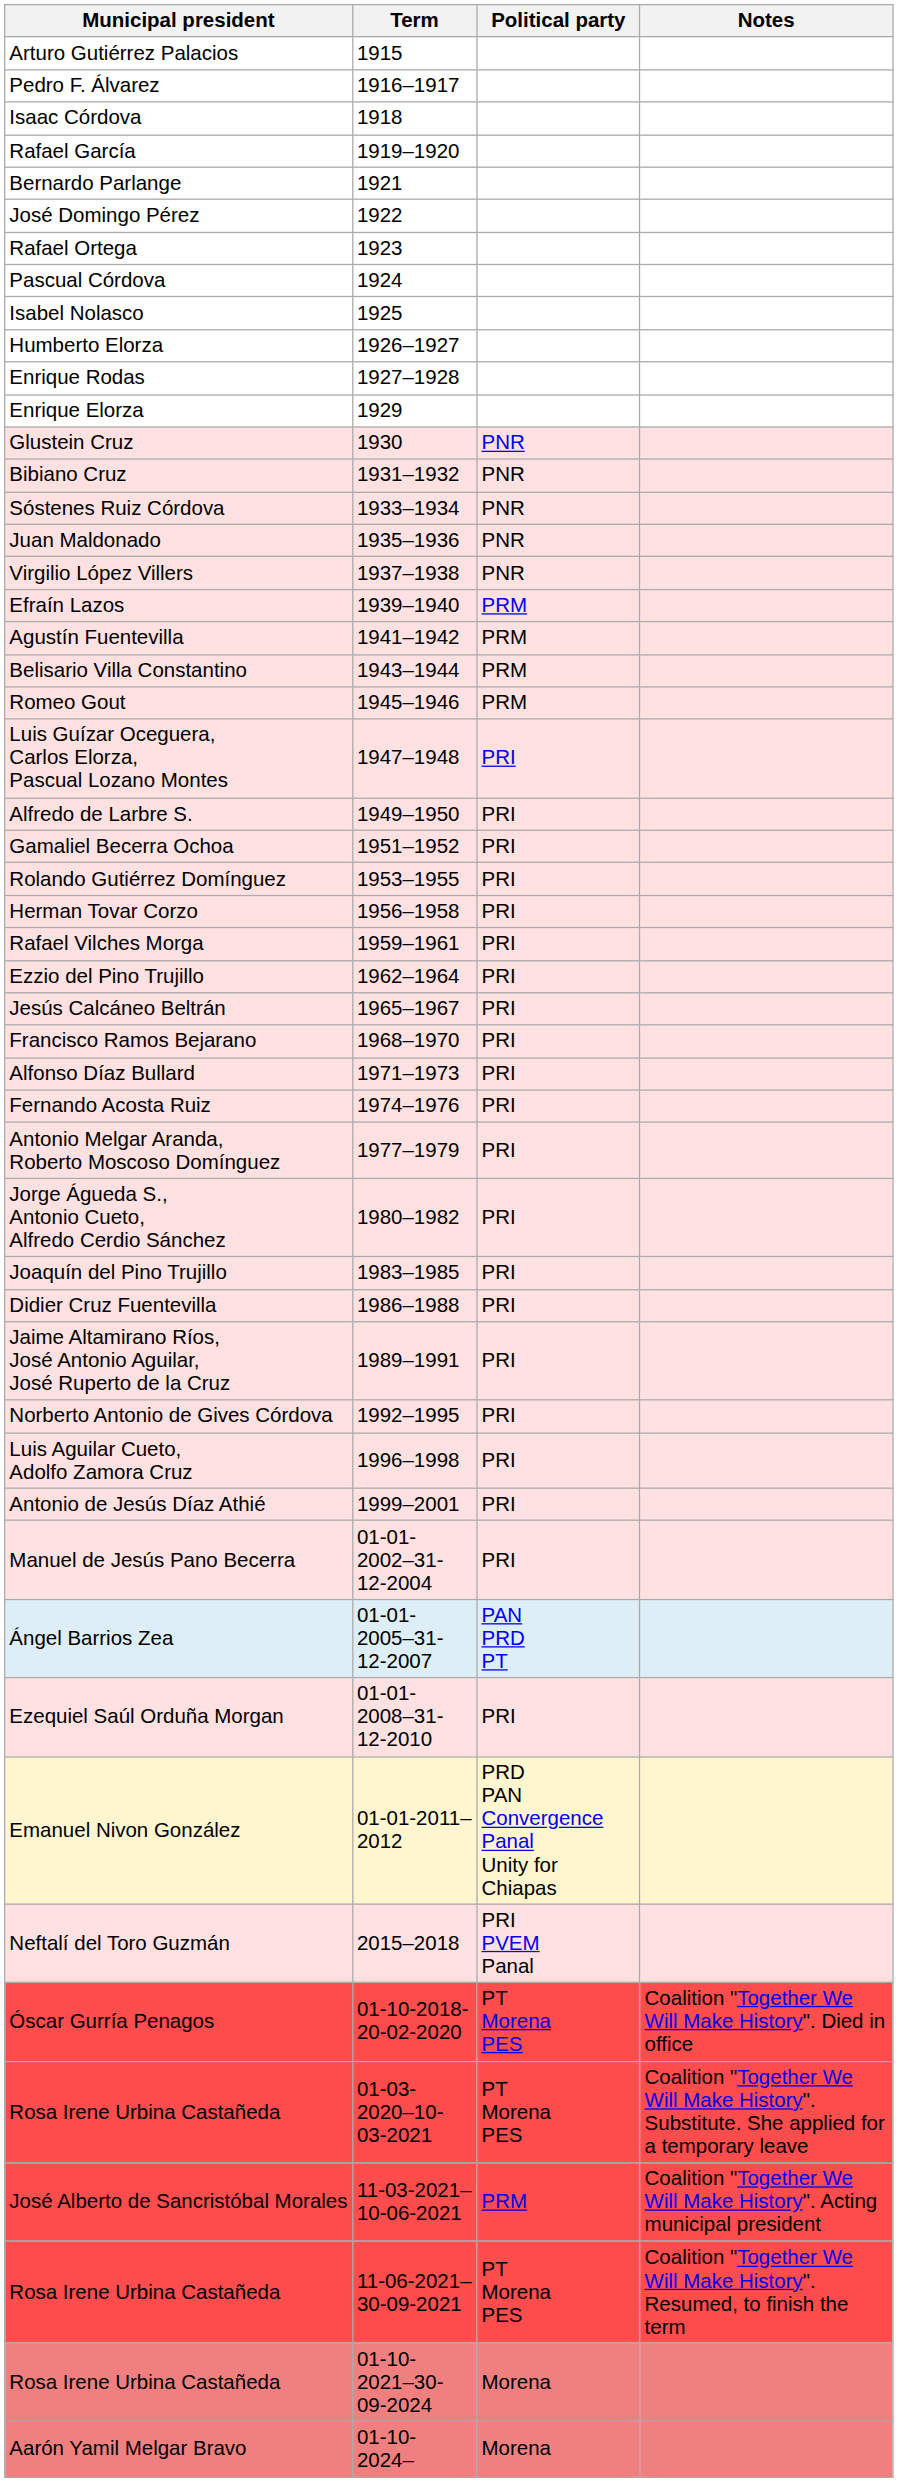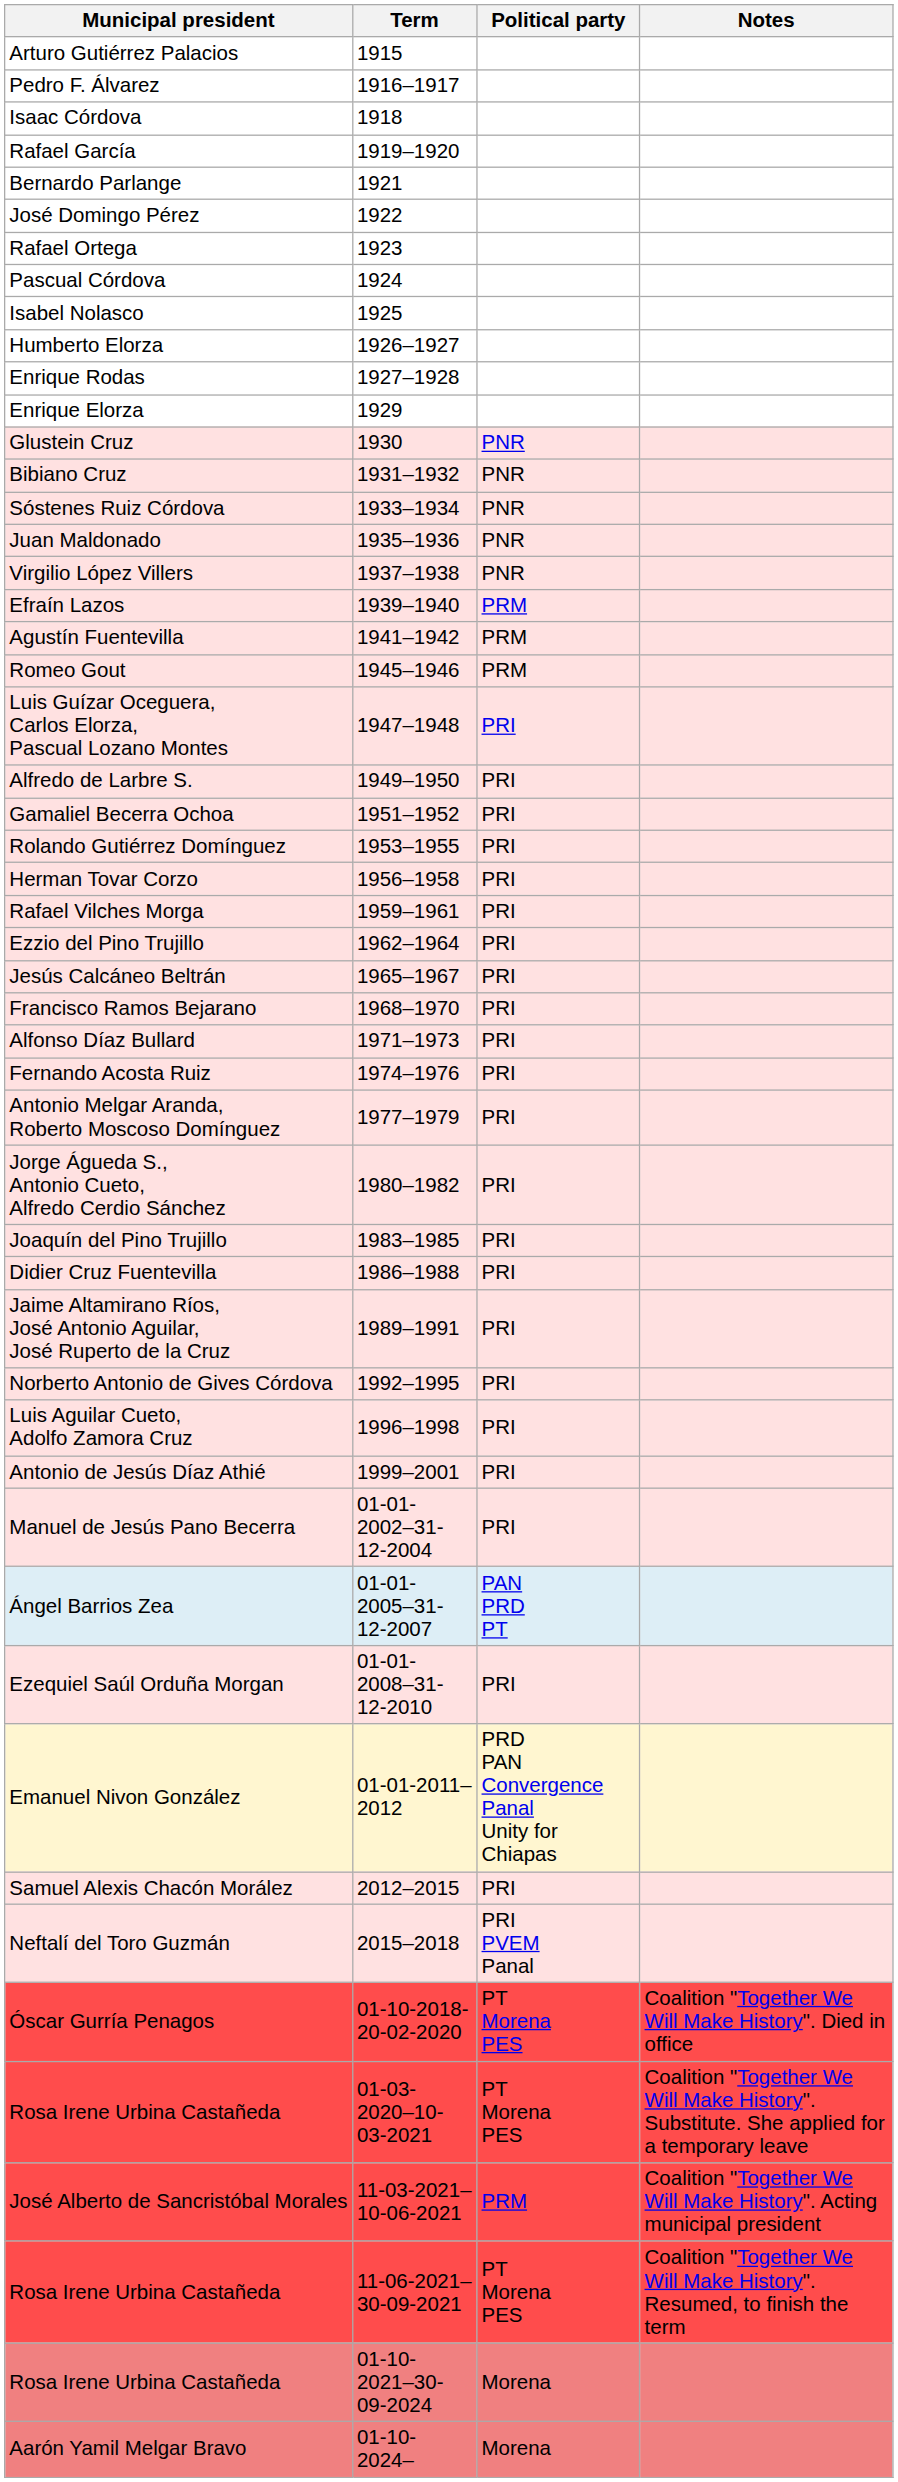- row: (128, 670)
+ row: (151, 1887)
